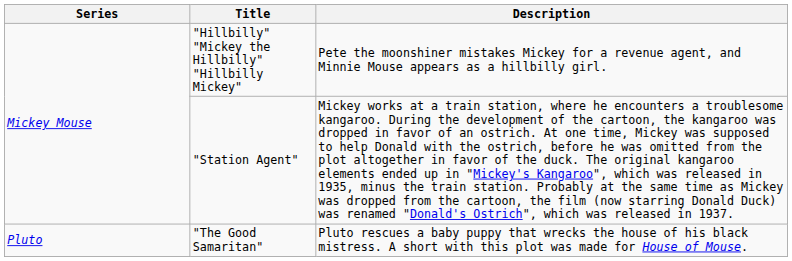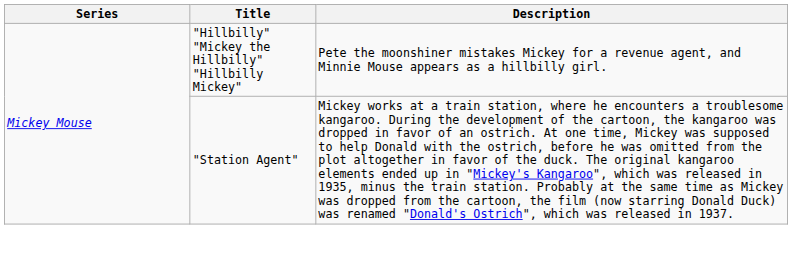- row: (228, 240)
